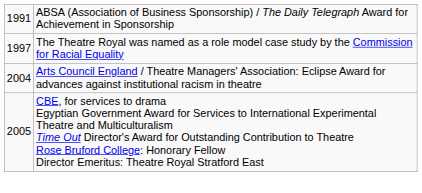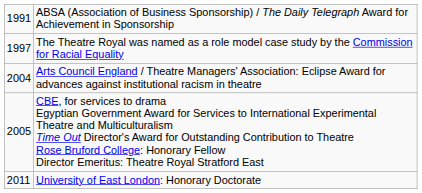+ row: (149, 180)
